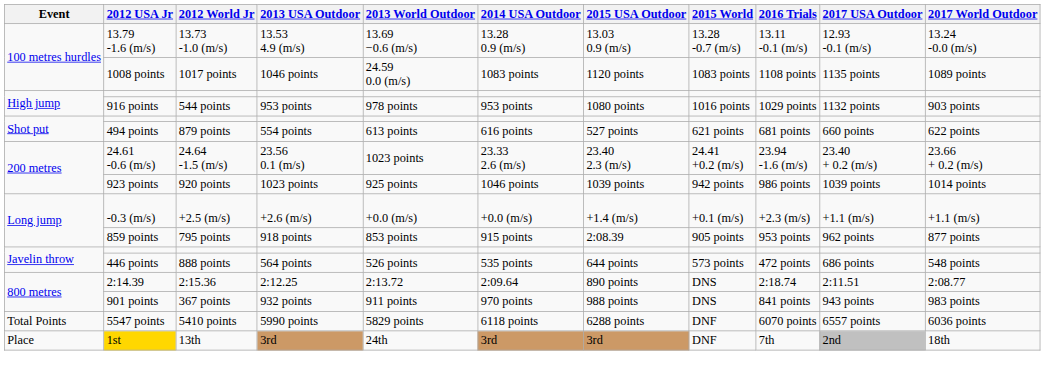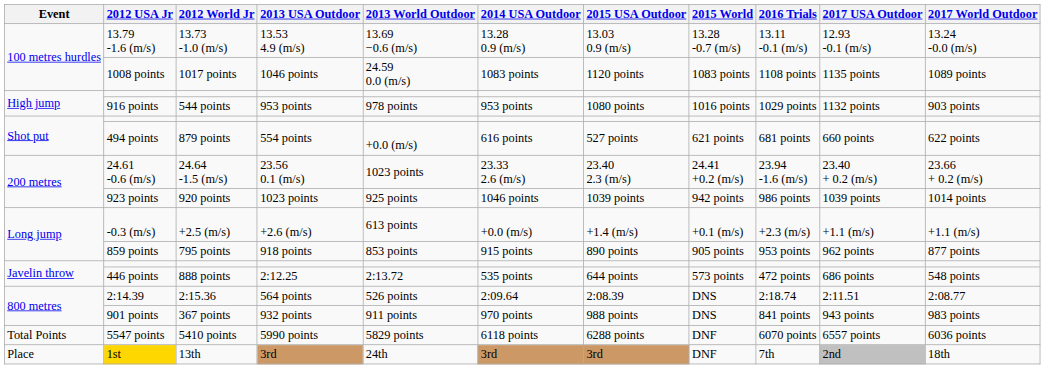(392, 131) 613 points -> (391, 145) +0.0 (m/s)
(391, 217) +0.0 (m/s) -> (392, 224) 613 points
(605, 237) 2:08.39 -> (612, 251) 890 points
(286, 262) 564 points -> (279, 276) 2:12.25
(392, 262) 526 points -> (384, 276) 2:13.72
(279, 282) 2:12.25 -> (286, 295) 564 points
(384, 282) 2:13.72 -> (392, 295) 526 points
(612, 282) 890 points -> (605, 295) 2:08.39
